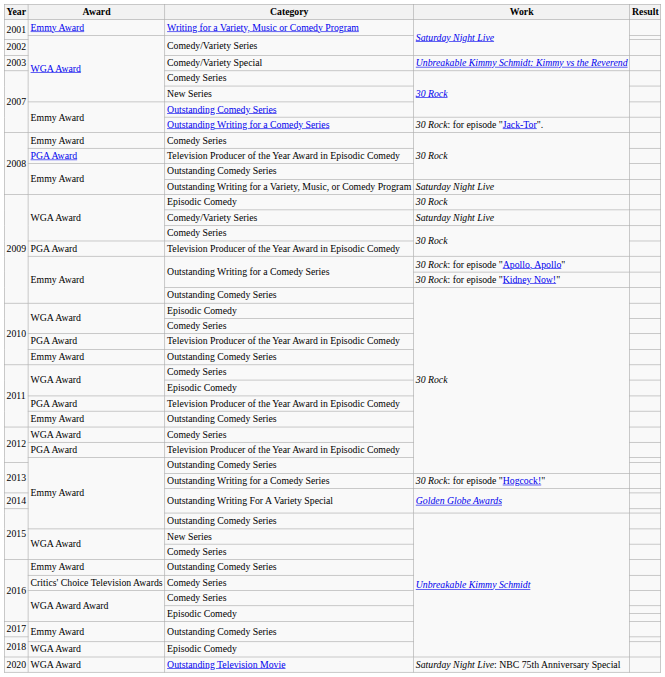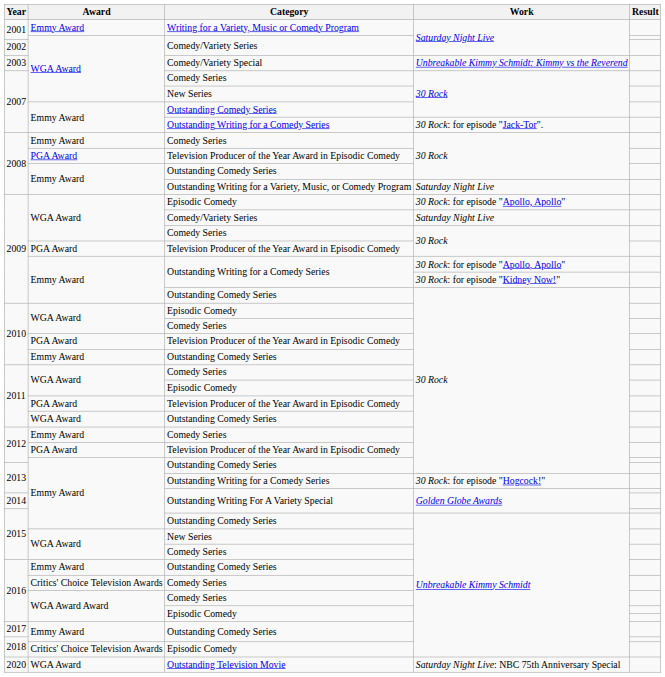(432, 202) 30 Rock -> (491, 202) 30 Rock: for episode "Apollo, Apollo"
(57, 419) Emmy Award -> (56, 419) WGA Award
(56, 434) WGA Award -> (57, 434) Emmy Award
(56, 649) WGA Award -> (97, 649) Critics' Choice Television Awards
